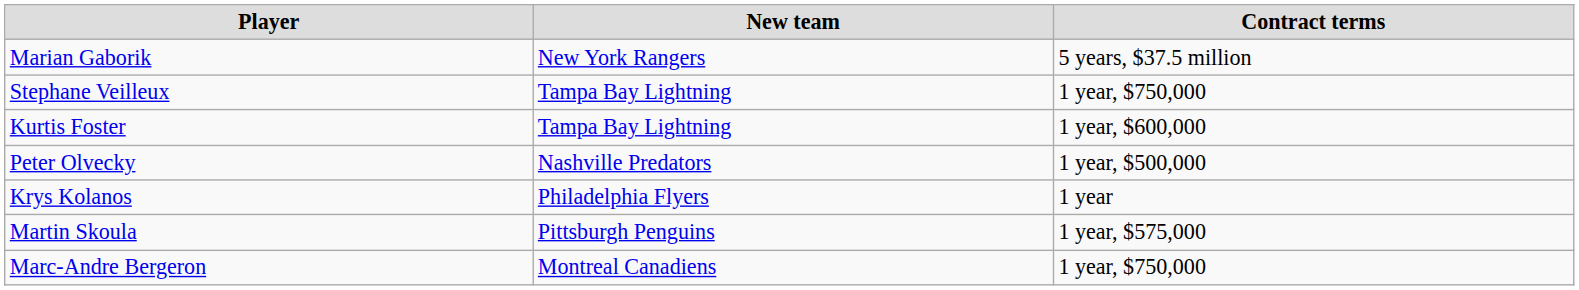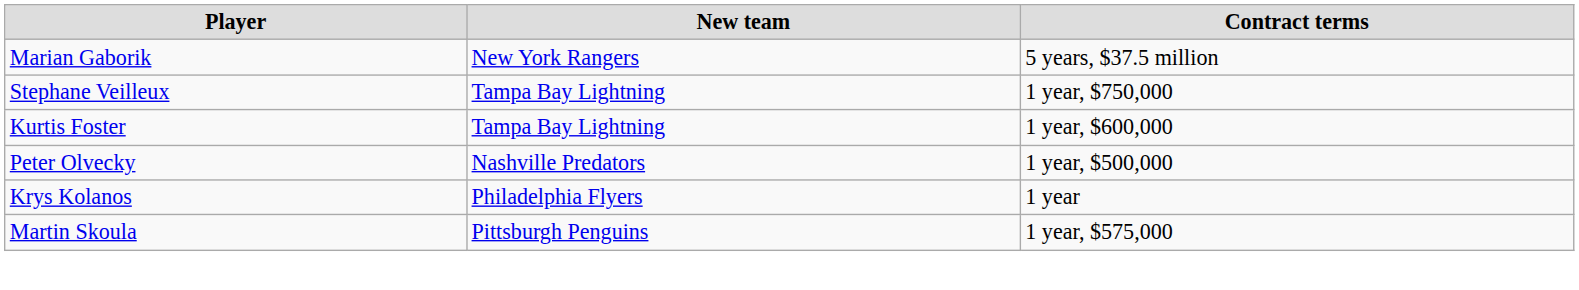- row: (108, 267)
